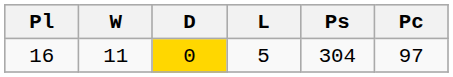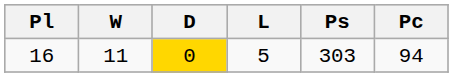(337, 56) 304 -> (337, 56) 303
(411, 56) 97 -> (411, 56) 94
